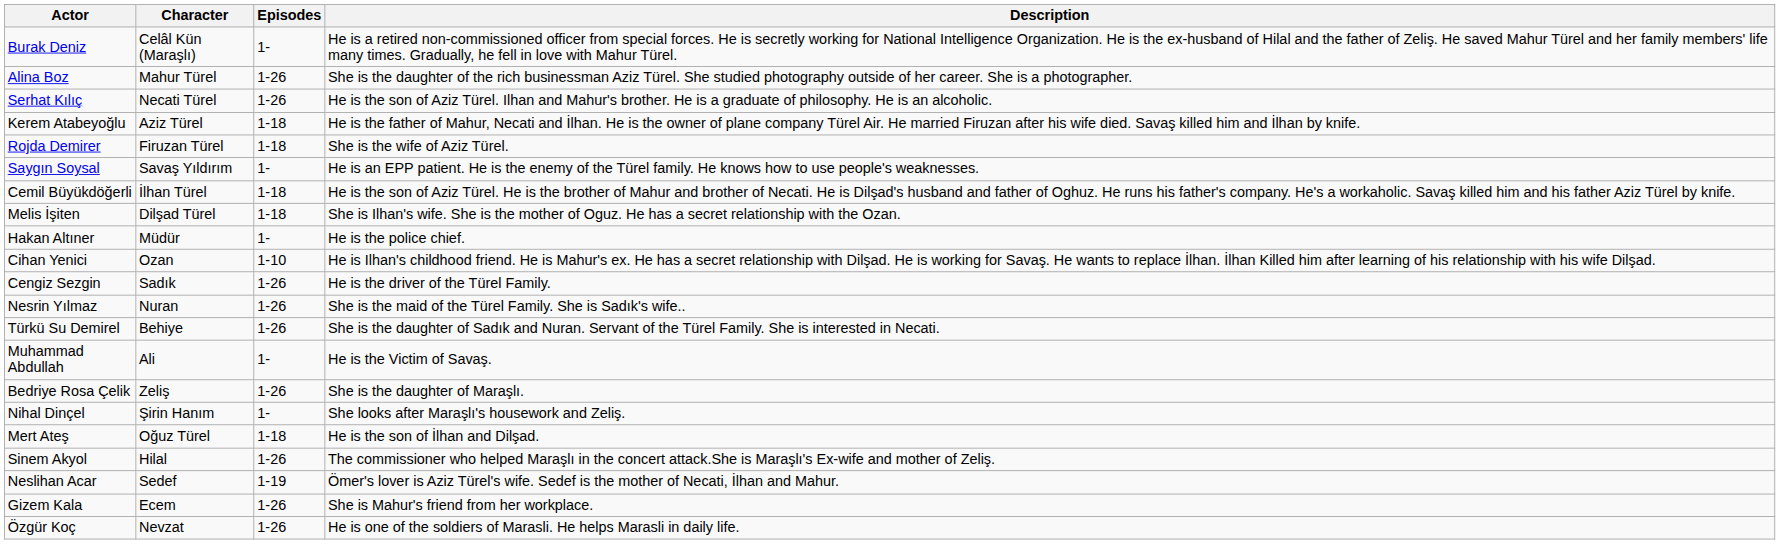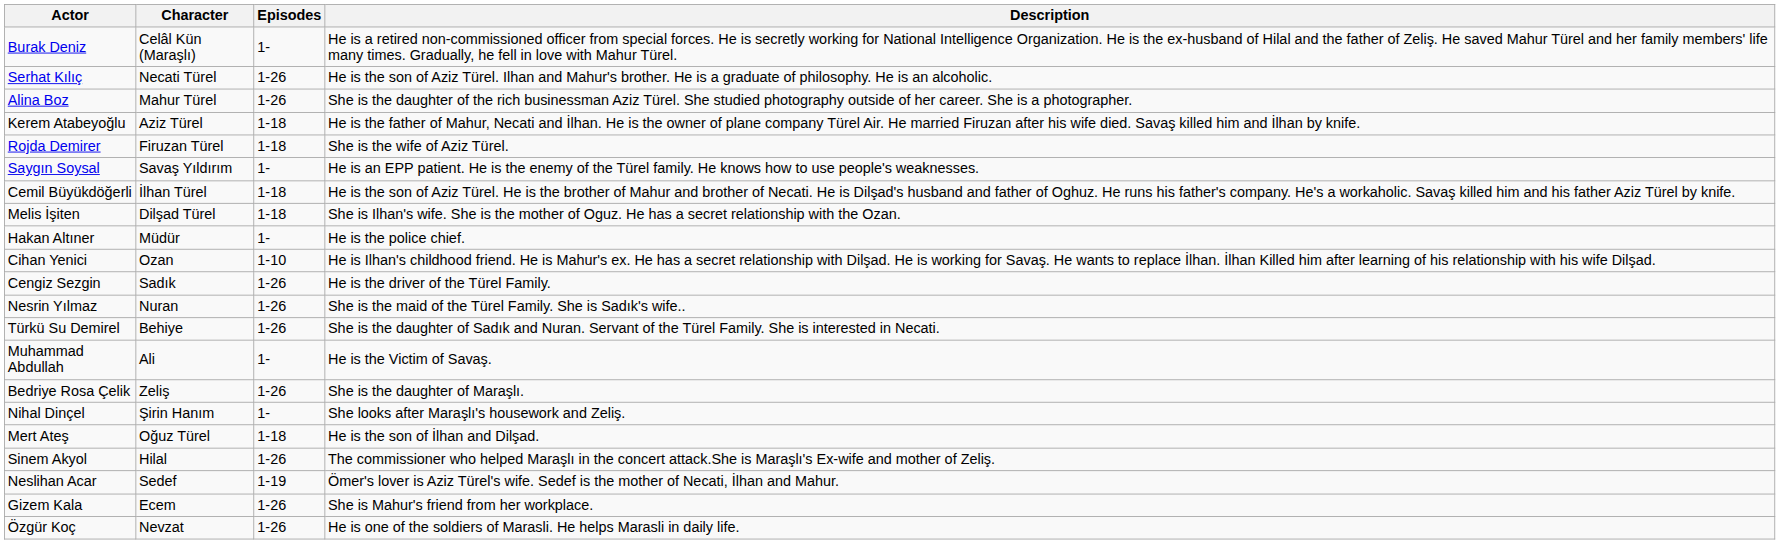rows swapped: (38, 77) <-> (45, 100)
